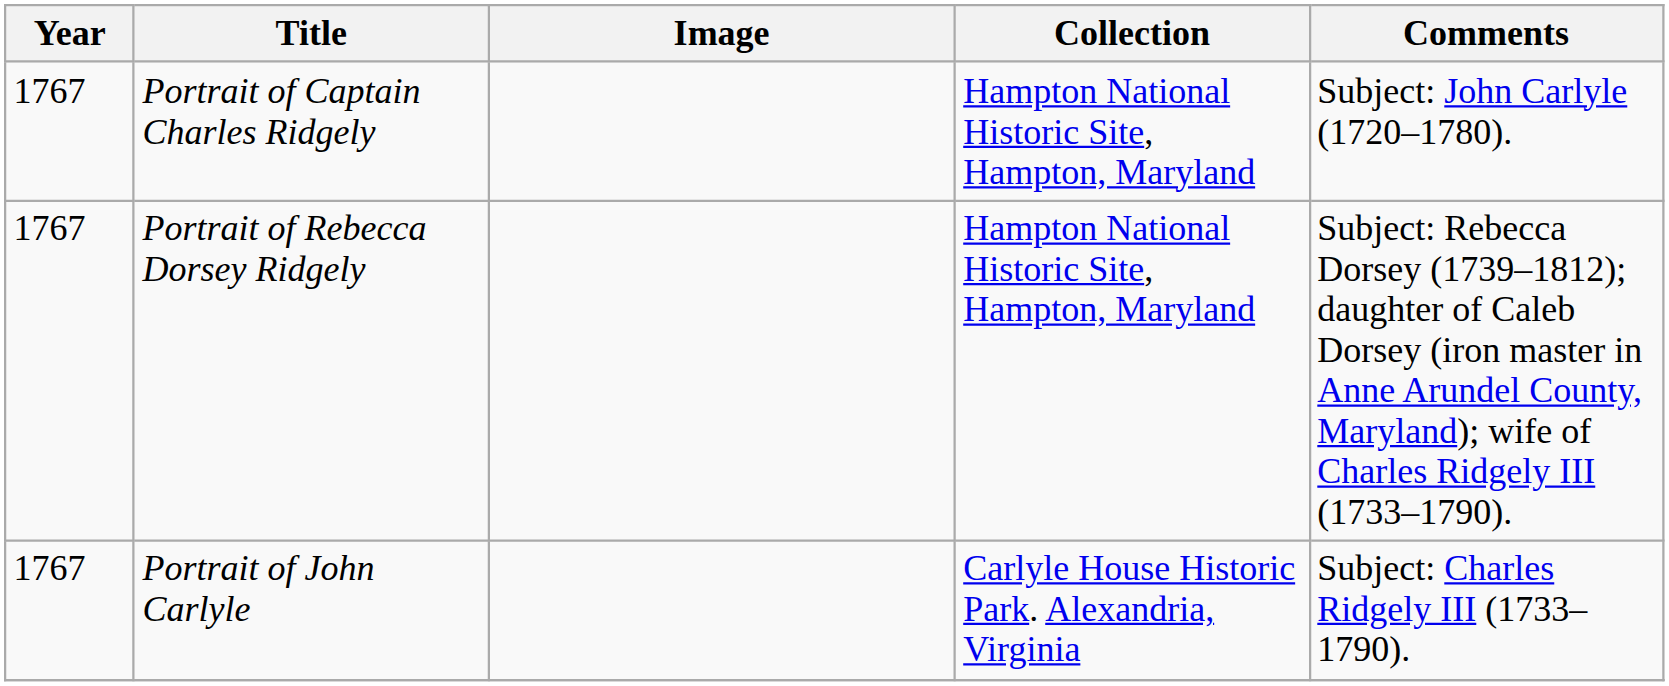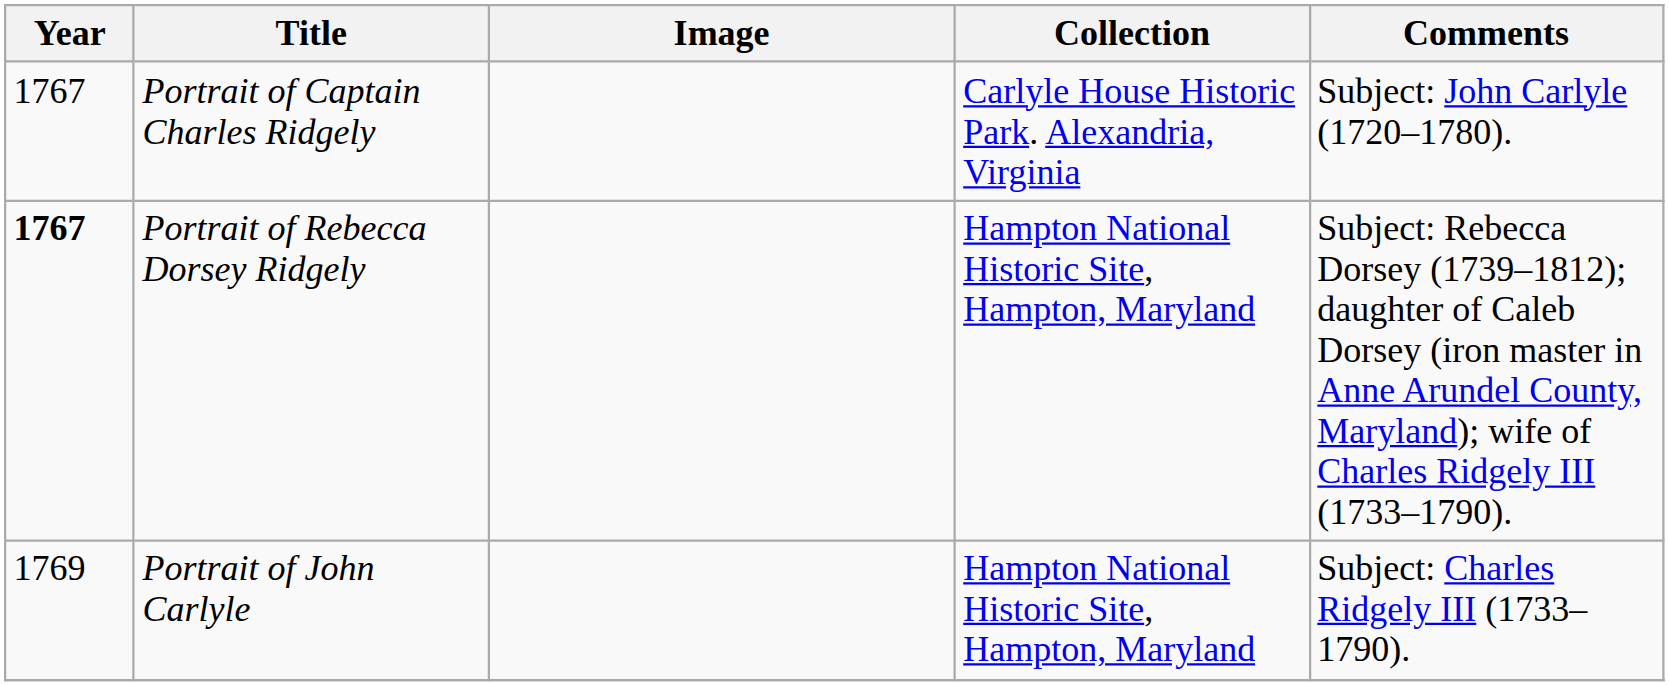(1109, 130) Hampton National Historic Site, Hampton, Maryland -> (1129, 130) Carlyle House Historic Park. Alexandria, Virginia
(49, 228) normal -> (49, 228) bold
(49, 568) 1767 -> (49, 568) 1769
(1129, 609) Carlyle House Historic Park. Alexandria, Virginia -> (1109, 609) Hampton National Historic Site, Hampton, Maryland
